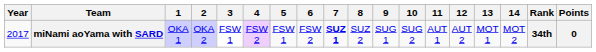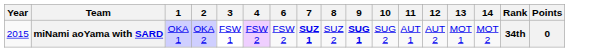- column: (283, 13)
(18, 34) 2017 -> (18, 34) 2015
(386, 34) normal -> (359, 34) bold
